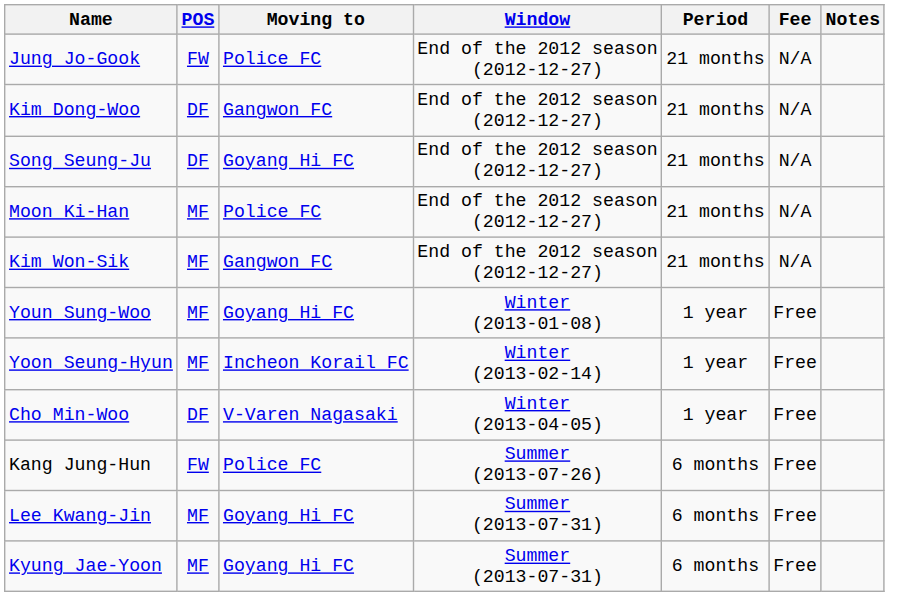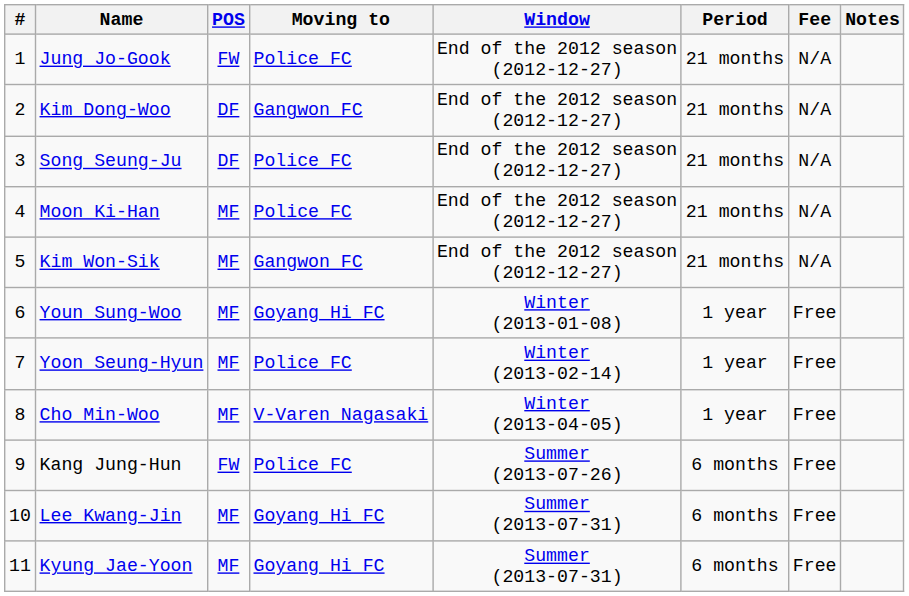+ column: (20, 20)
(289, 161) Goyang Hi FC -> (303, 161) Police FC
(316, 364) Incheon Korail FC -> (303, 364) Police FC
(198, 414) DF -> (228, 414) MF
